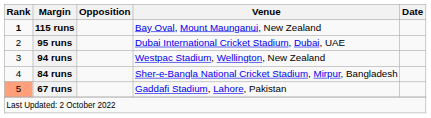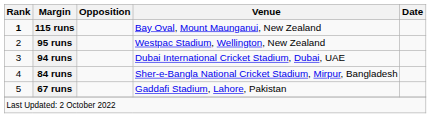(240, 43) Dubai International Cricket Stadium, Dubai, UAE -> (230, 43) Westpac Stadium, Wellington, New Zealand
(230, 58) Westpac Stadium, Wellington, New Zealand -> (240, 58) Dubai International Cricket Stadium, Dubai, UAE
(18, 89) lightsalmon background -> (18, 89) no background
